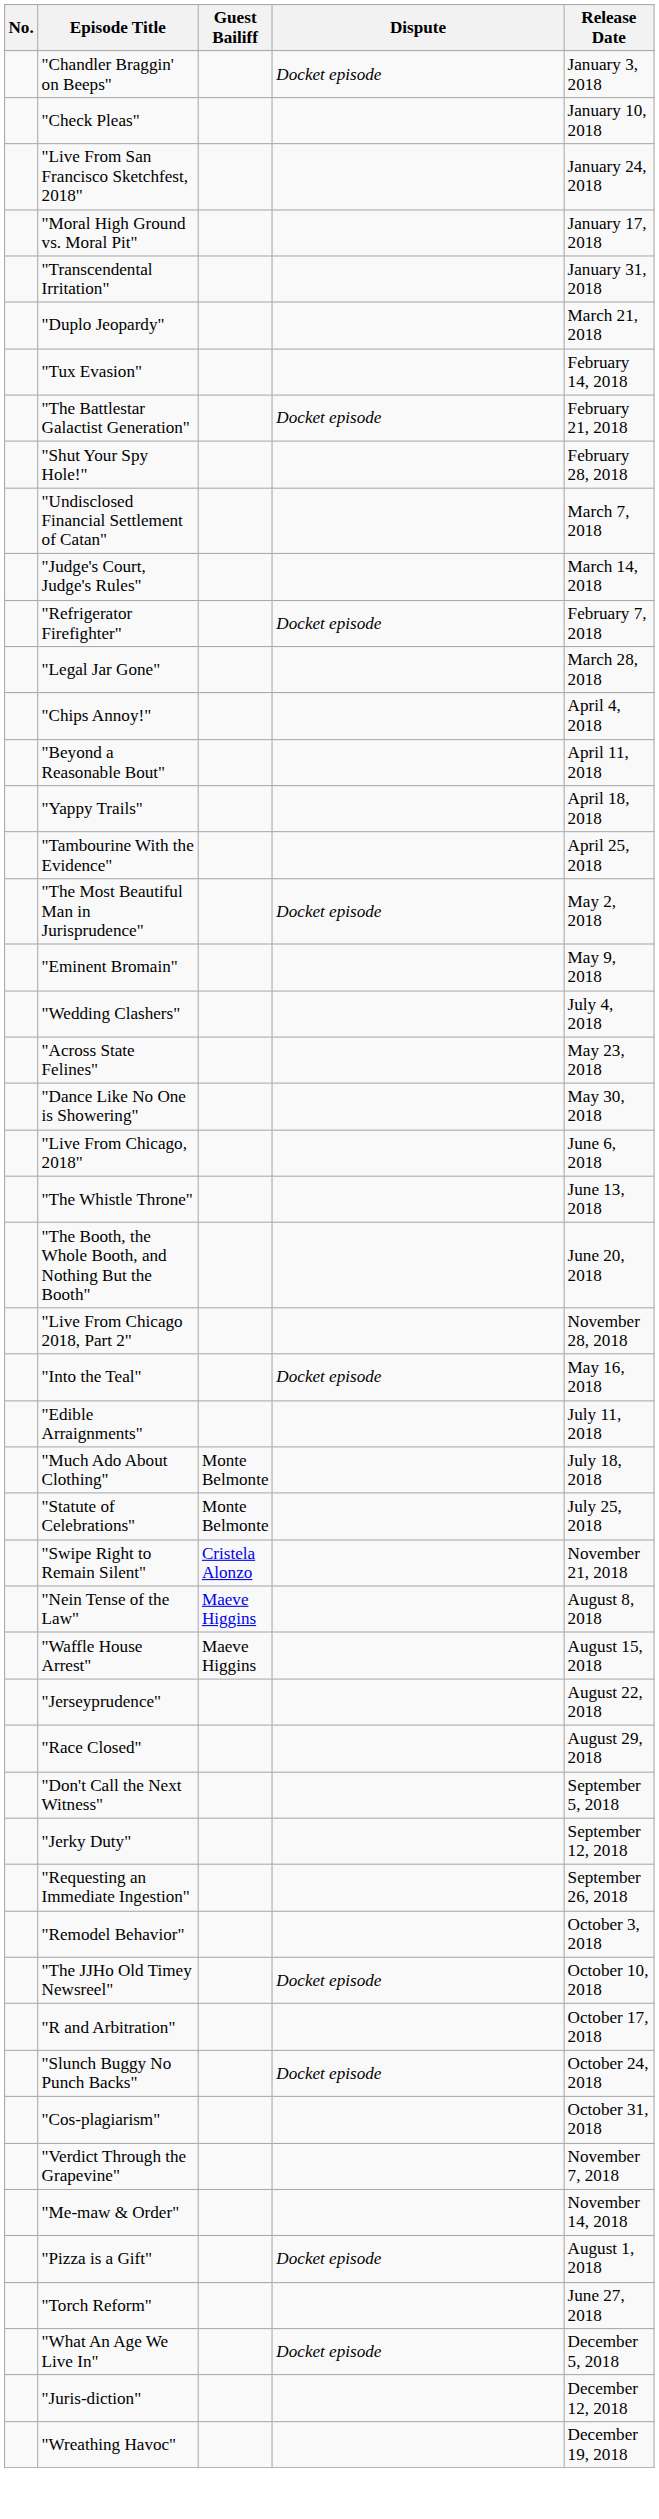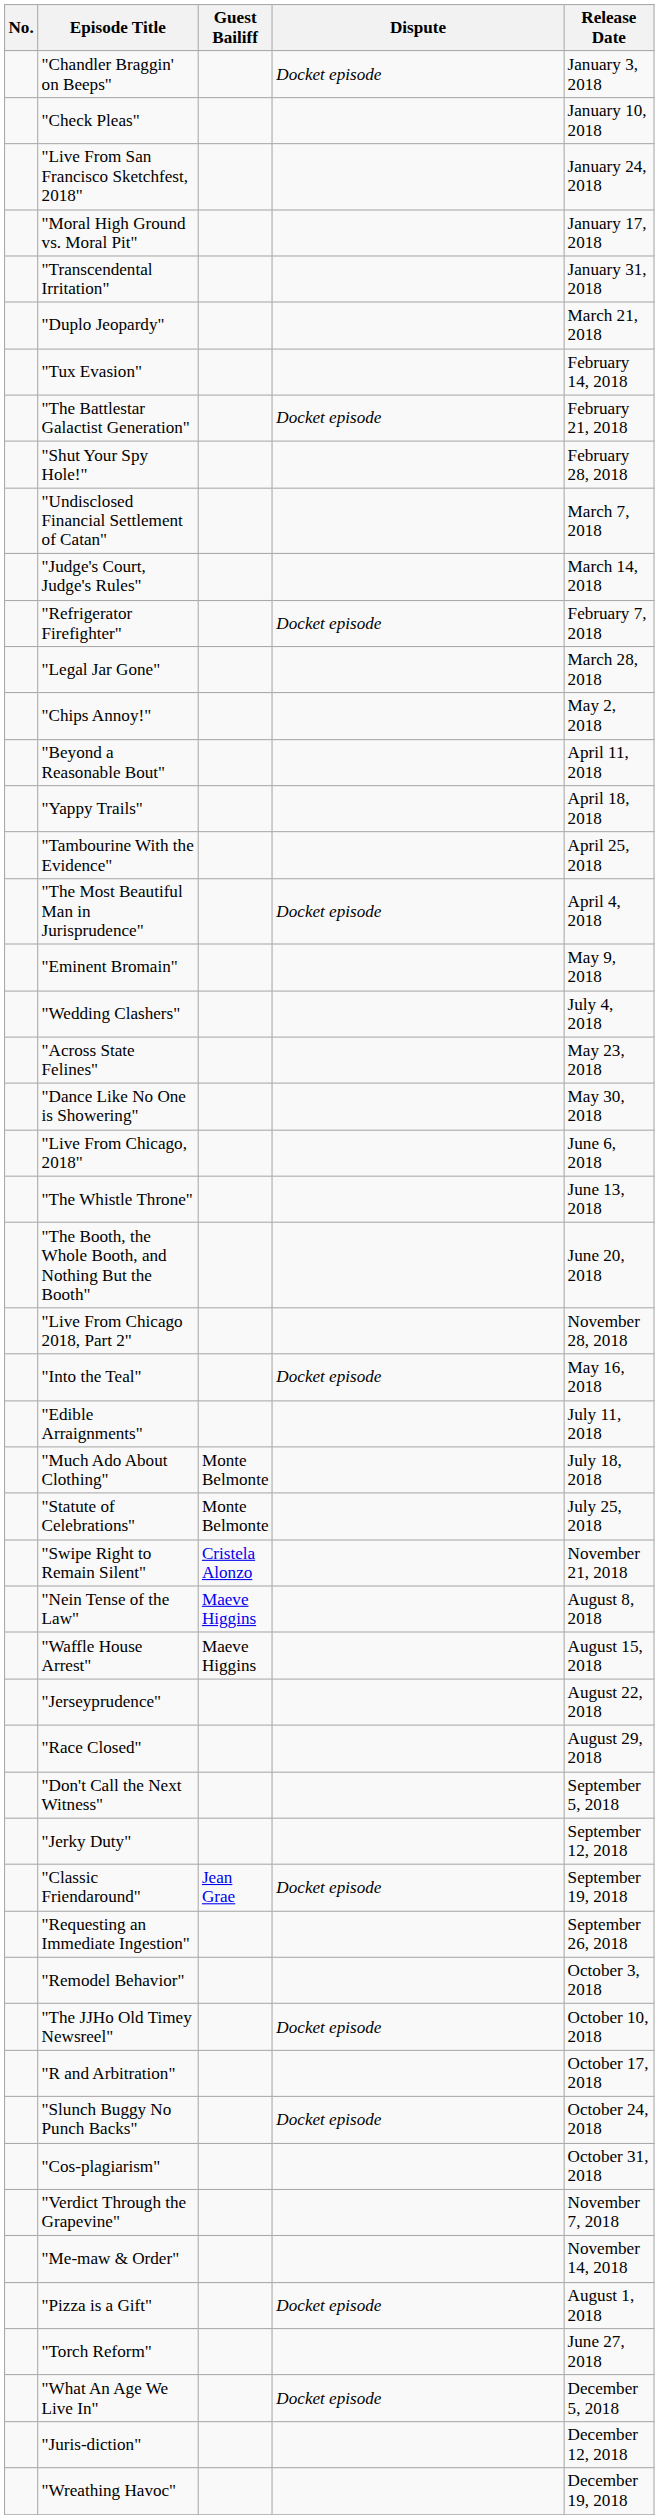(594, 715) April 4, 2018 -> (592, 715) May 2, 2018
(592, 911) May 2, 2018 -> (594, 911) April 4, 2018
+ row: (91, 1887)
